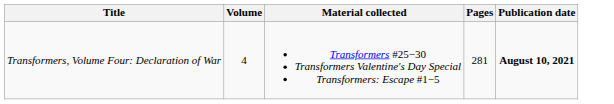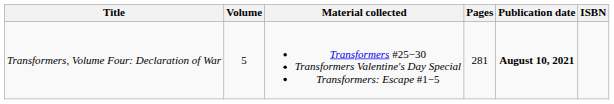+ column: (593, 13)
(244, 60) 4 -> (244, 60) 5
